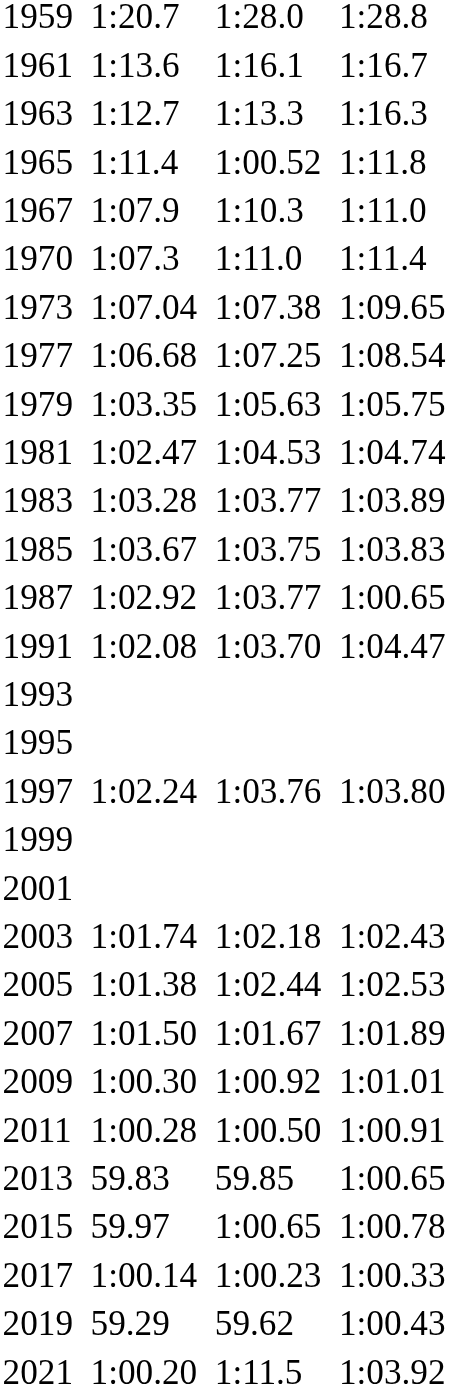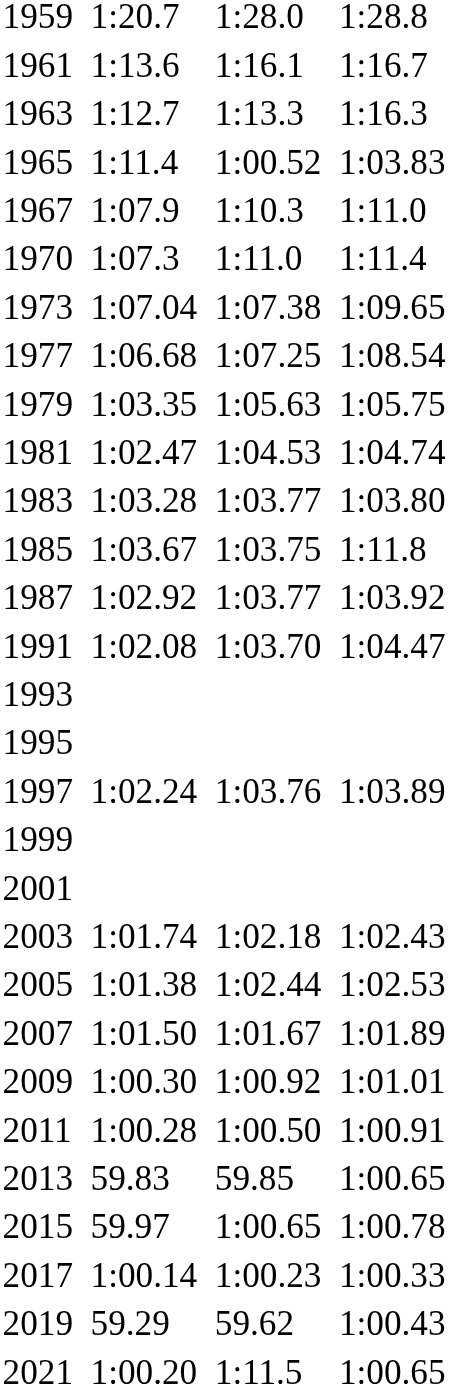(383, 162) 1:11.8 -> (392, 162) 1:03.83
(392, 500) 1:03.89 -> (392, 500) 1:03.80
(392, 549) 1:03.83 -> (383, 549) 1:11.8
(392, 597) 1:00.65 -> (392, 597) 1:03.92
(392, 791) 1:03.80 -> (392, 791) 1:03.89
(392, 1372) 1:03.92 -> (392, 1372) 1:00.65
